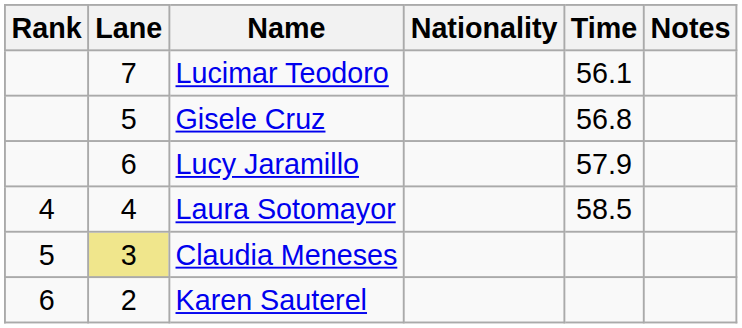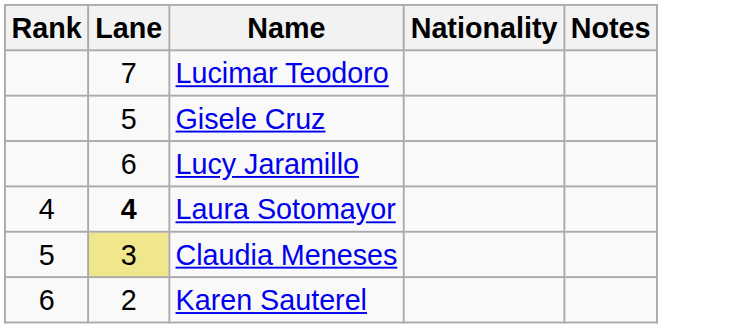- column: (604, 28)
(129, 210) normal -> (129, 210) bold
